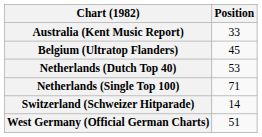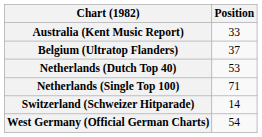(234, 50) 45 -> (234, 50) 37
(234, 123) 51 -> (234, 123) 54
